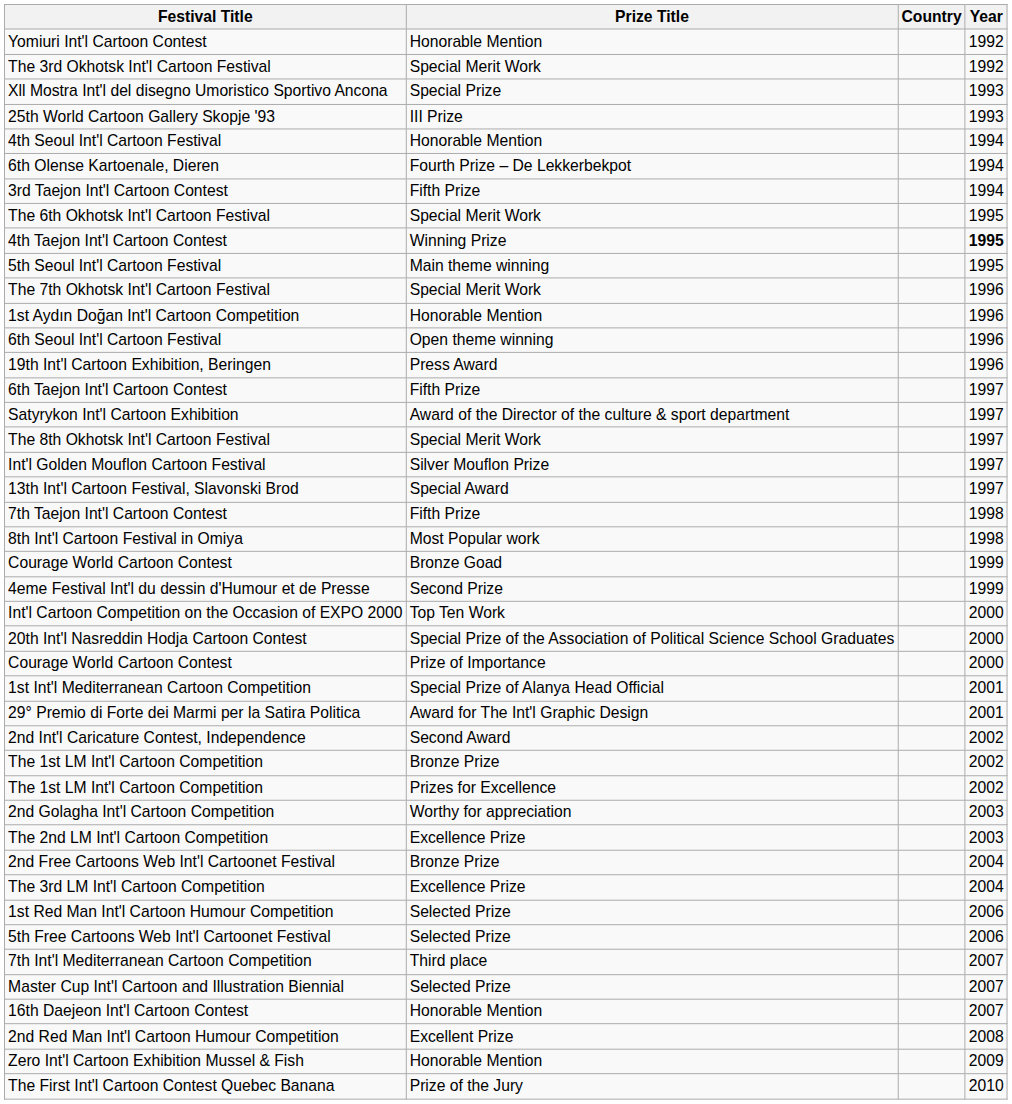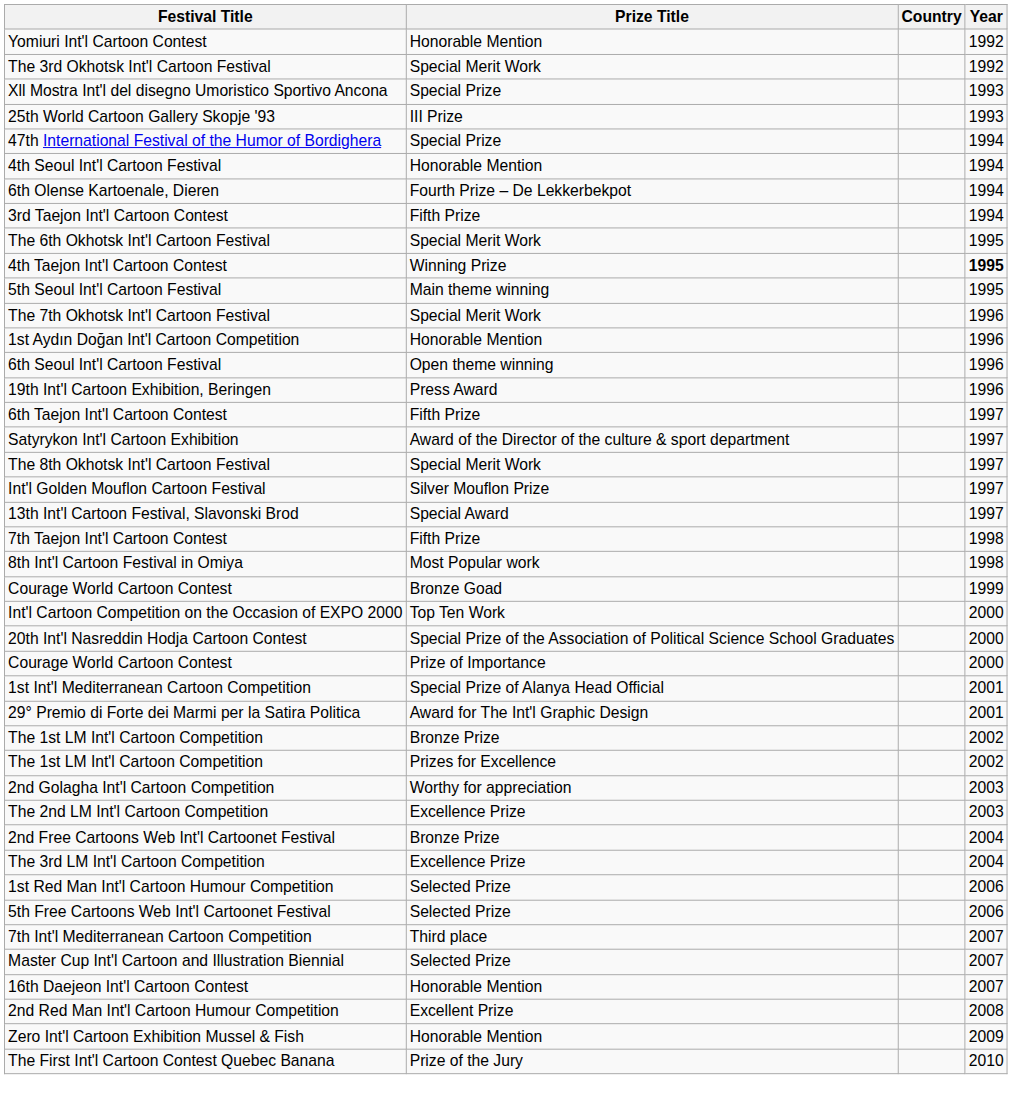+ row: (195, 141)
- row: (189, 588)
- row: (157, 738)
